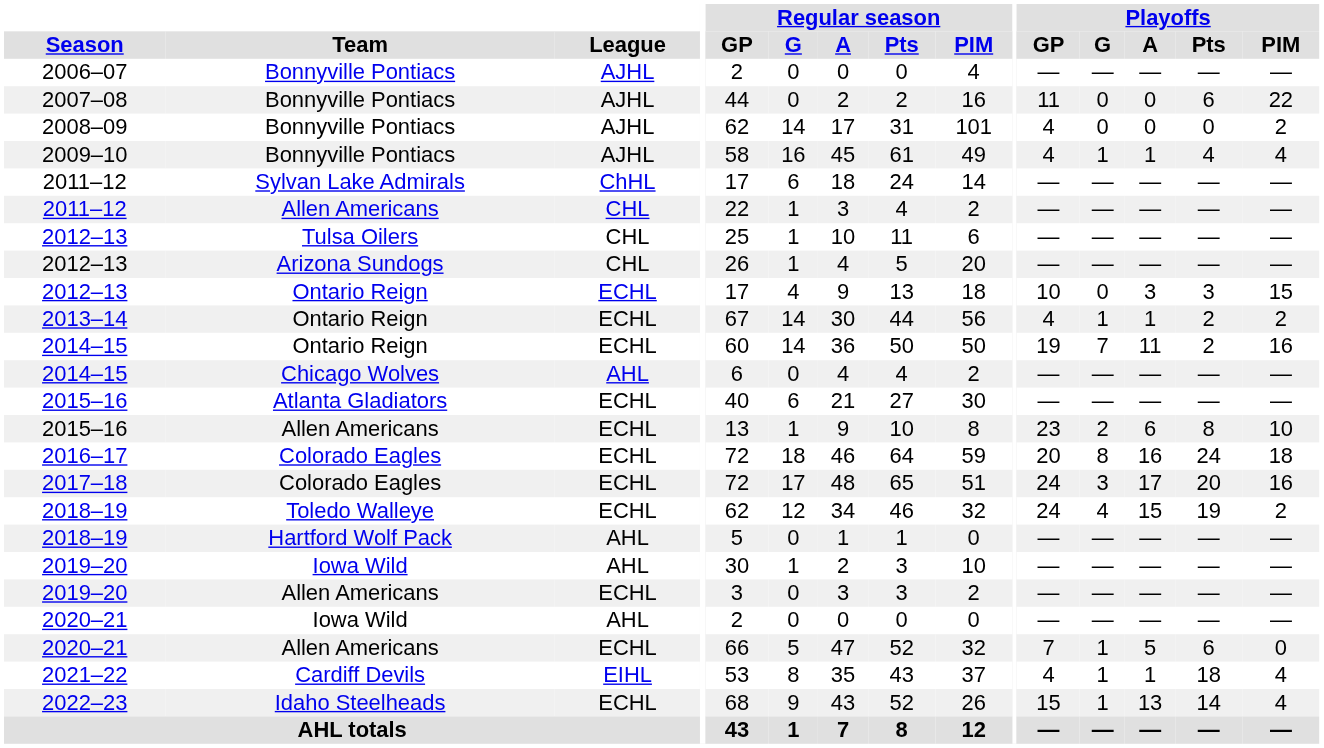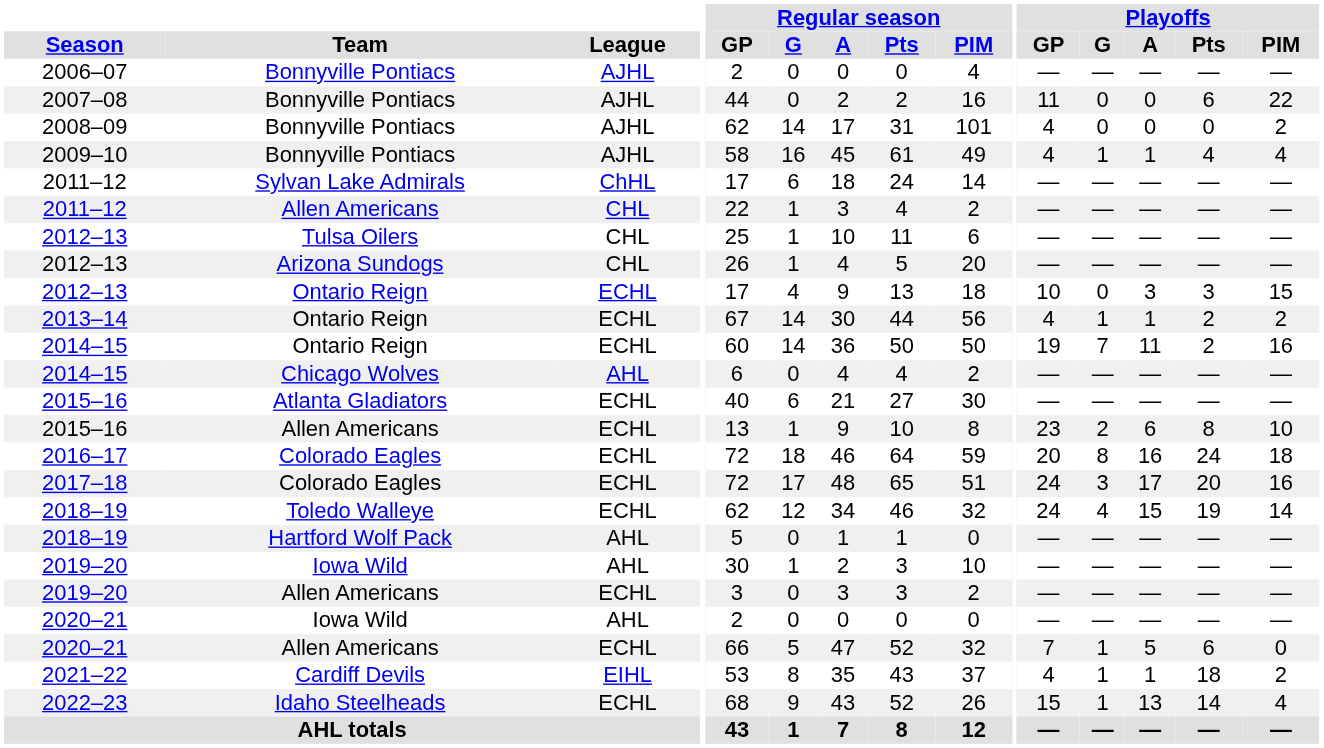(1281, 510) 2 -> (1281, 510) 14
(1281, 675) 4 -> (1281, 675) 2
